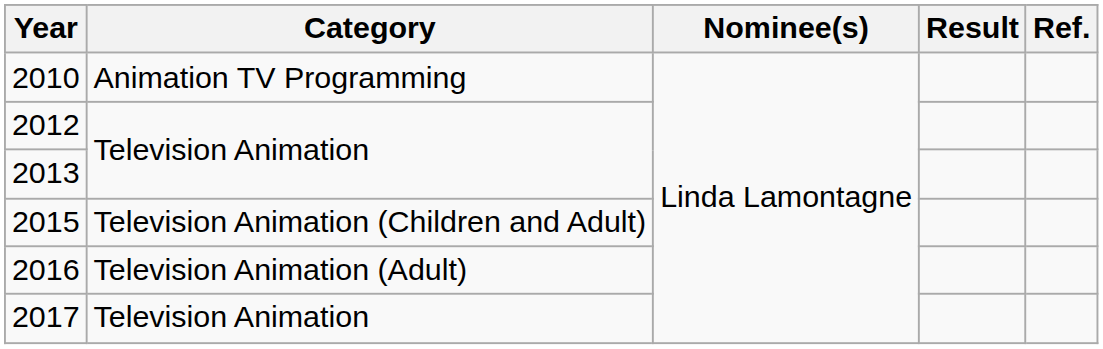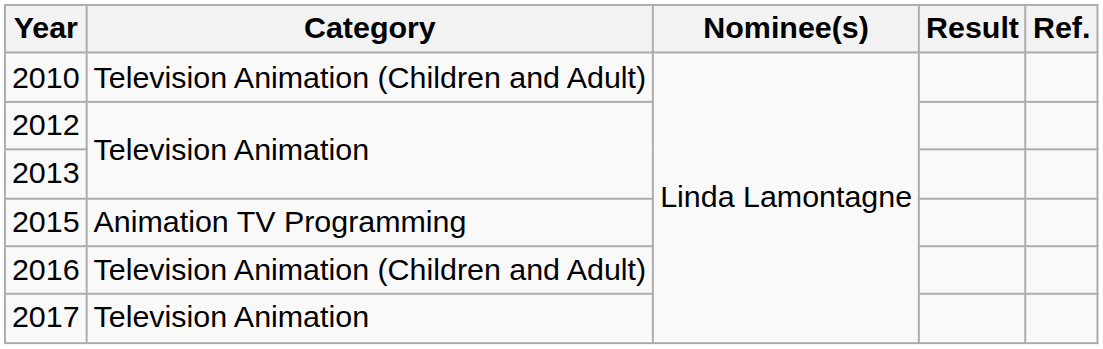(280, 76) Animation TV Programming -> (370, 76) Television Animation (Children and Adult)
(370, 221) Television Animation (Children and Adult) -> (280, 221) Animation TV Programming
(280, 269) Television Animation (Adult) -> (370, 269) Television Animation (Children and Adult)
